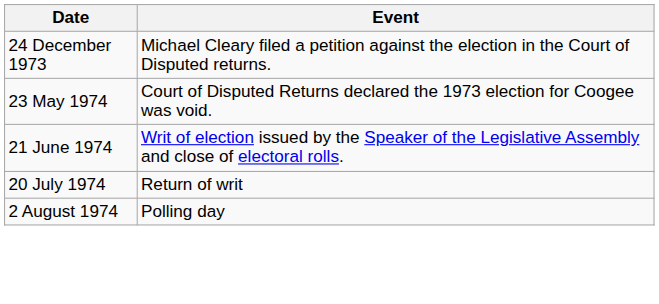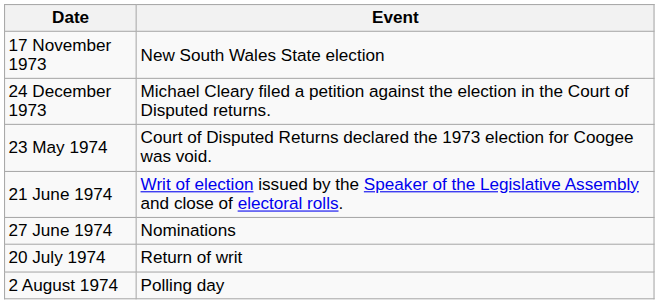+ row: (60, 54)
+ row: (60, 230)
